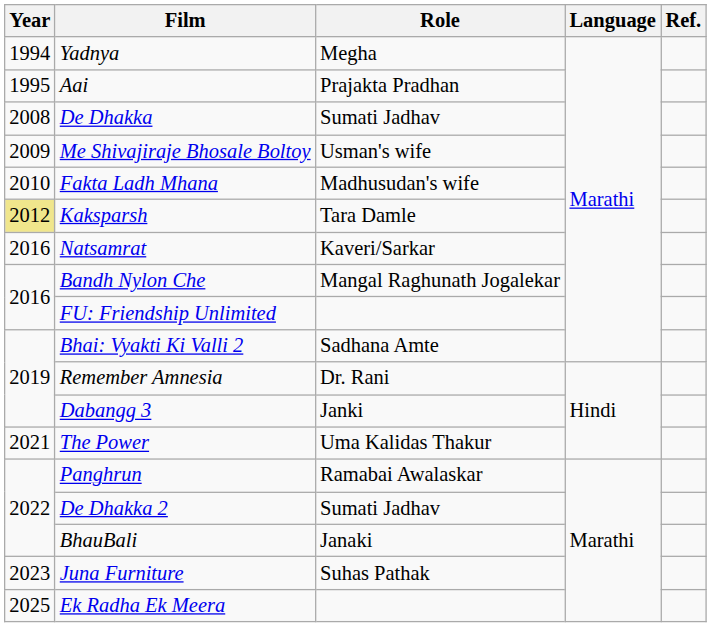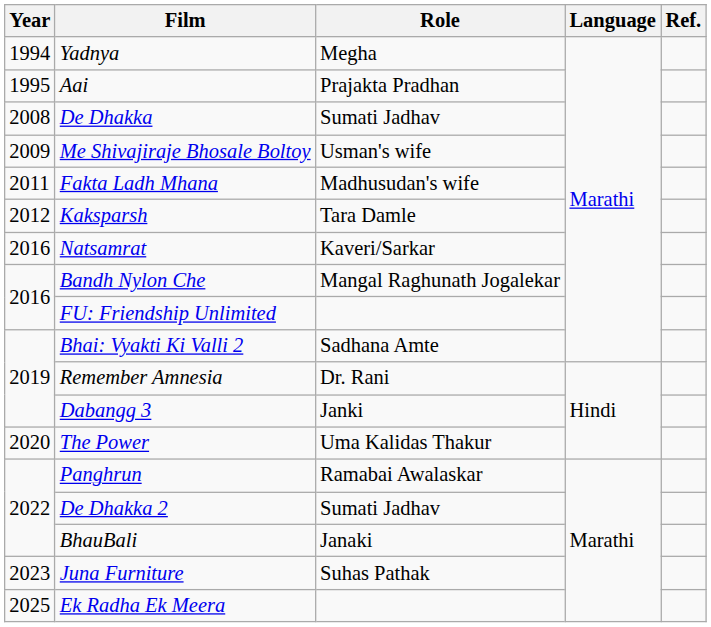(30, 183) 2010 -> (29, 183) 2011
(30, 215) khaki background -> (30, 215) no background
(30, 442) 2021 -> (30, 442) 2020
